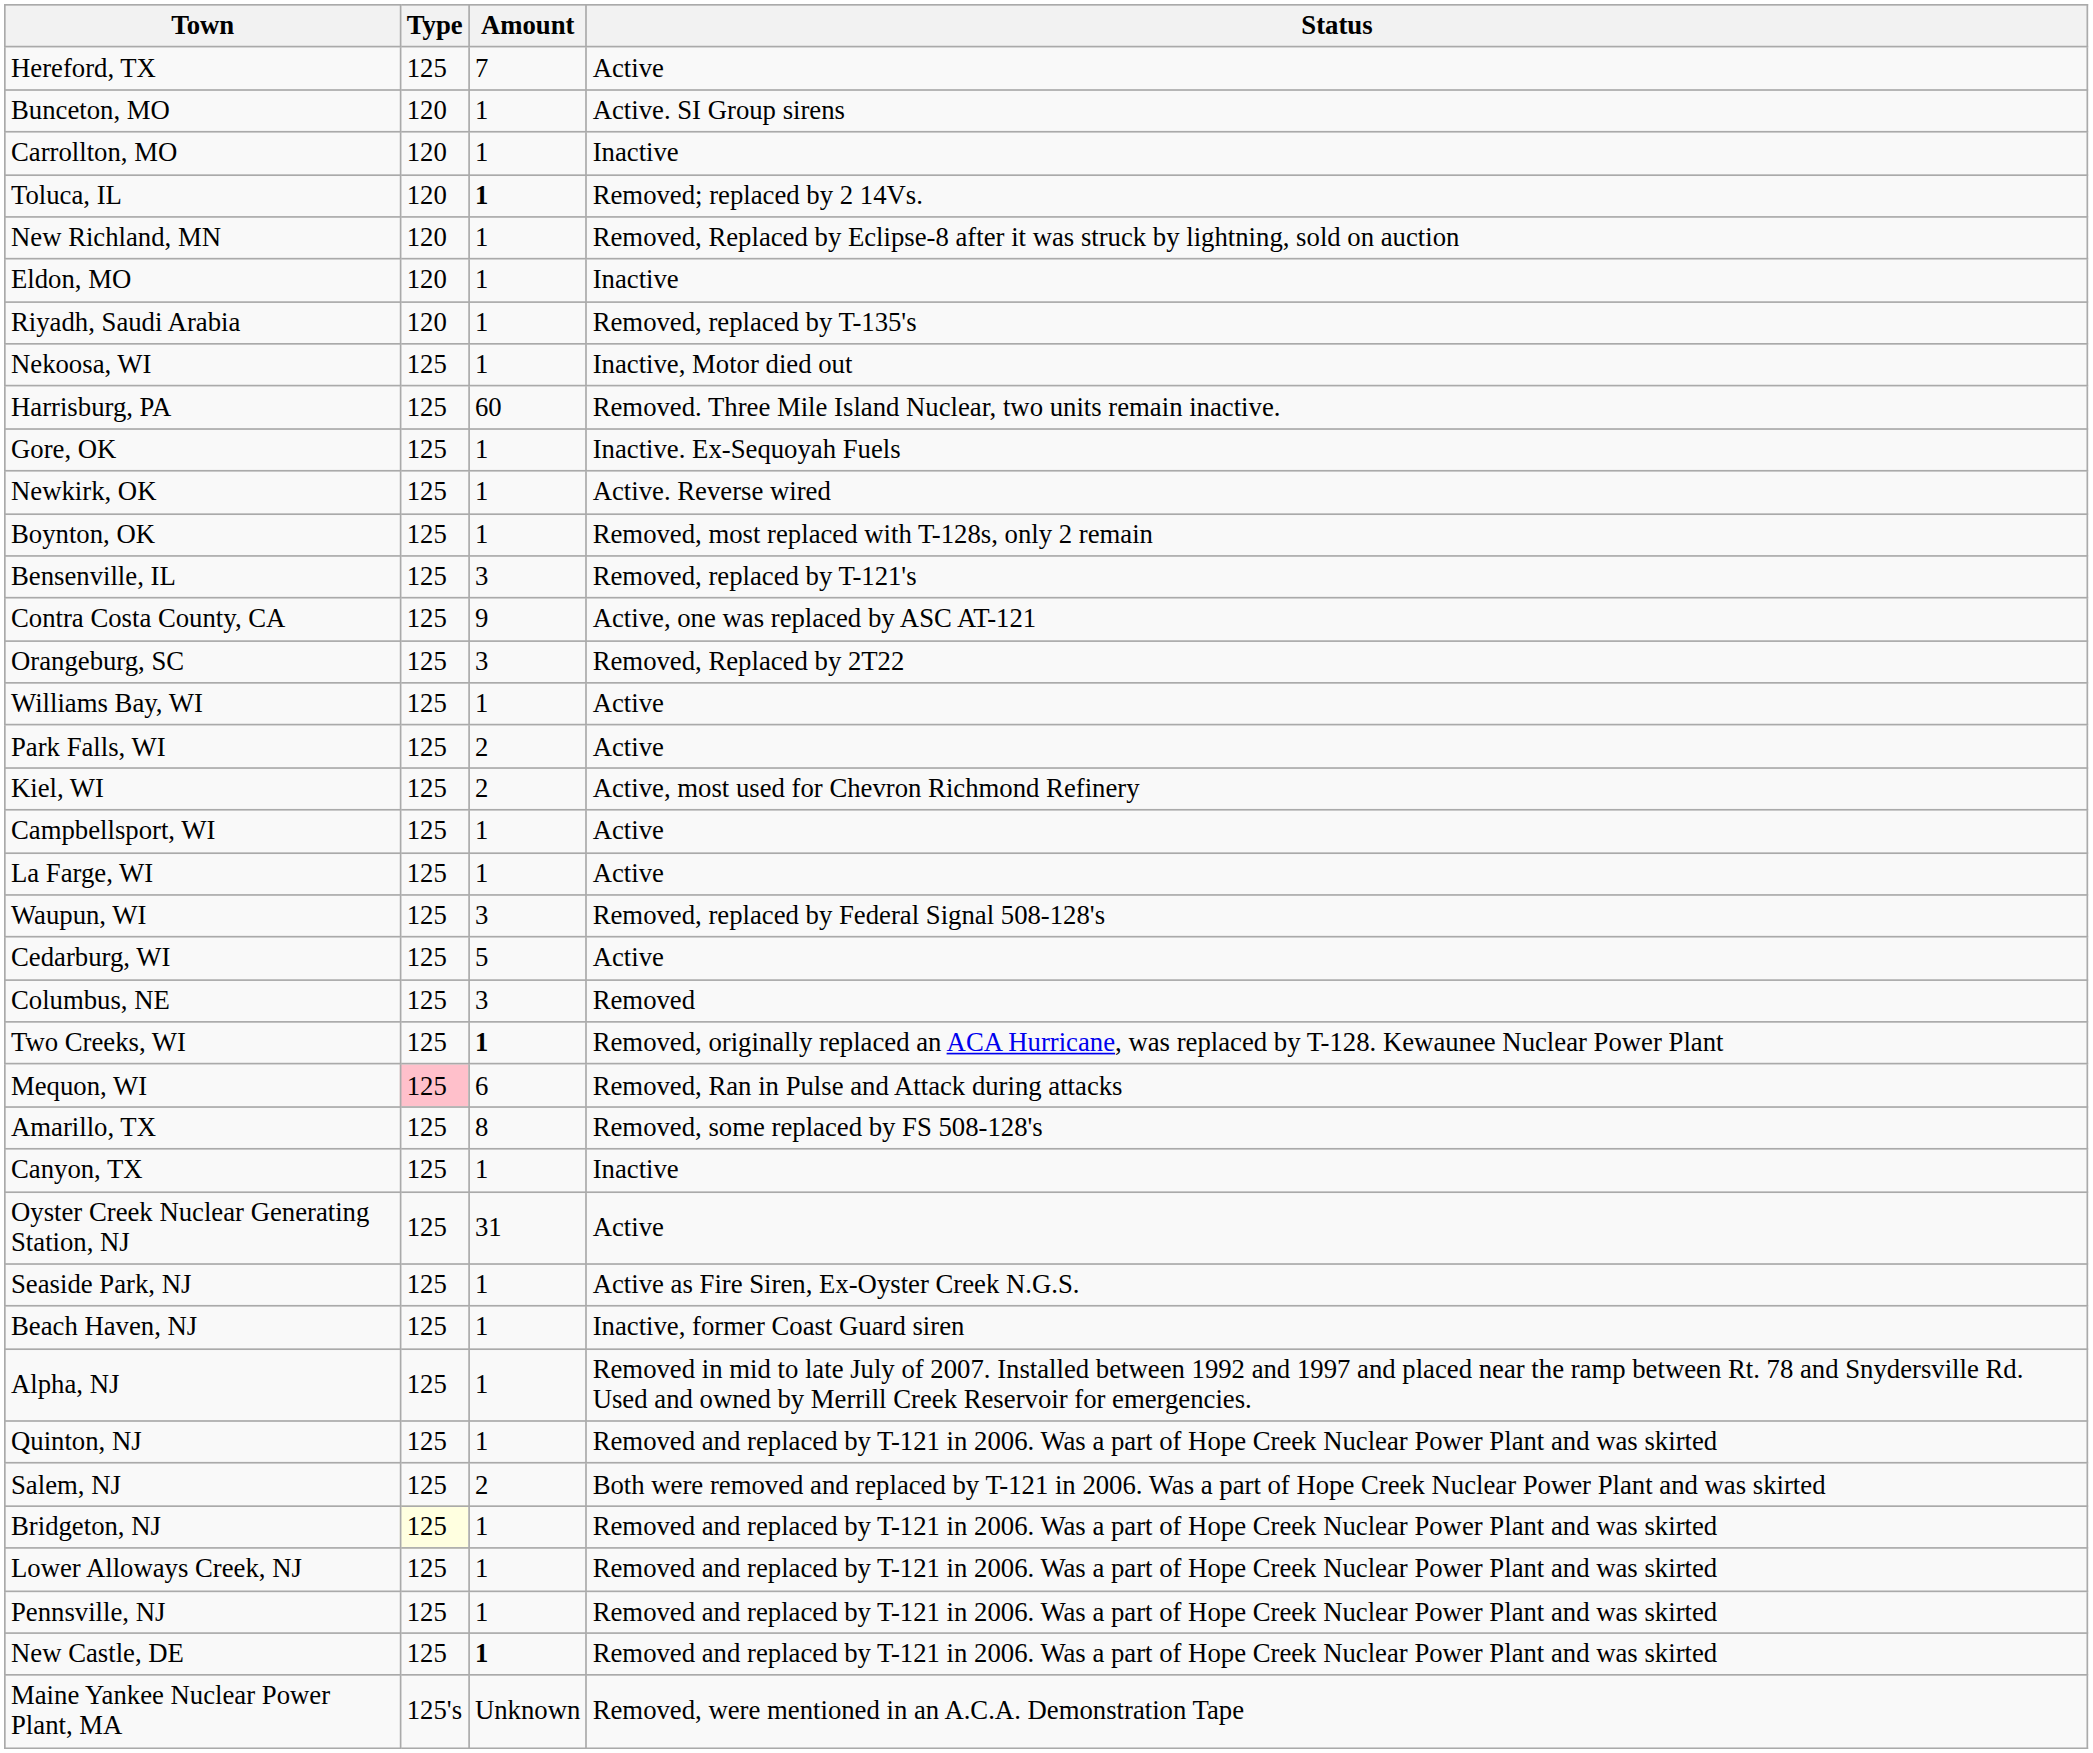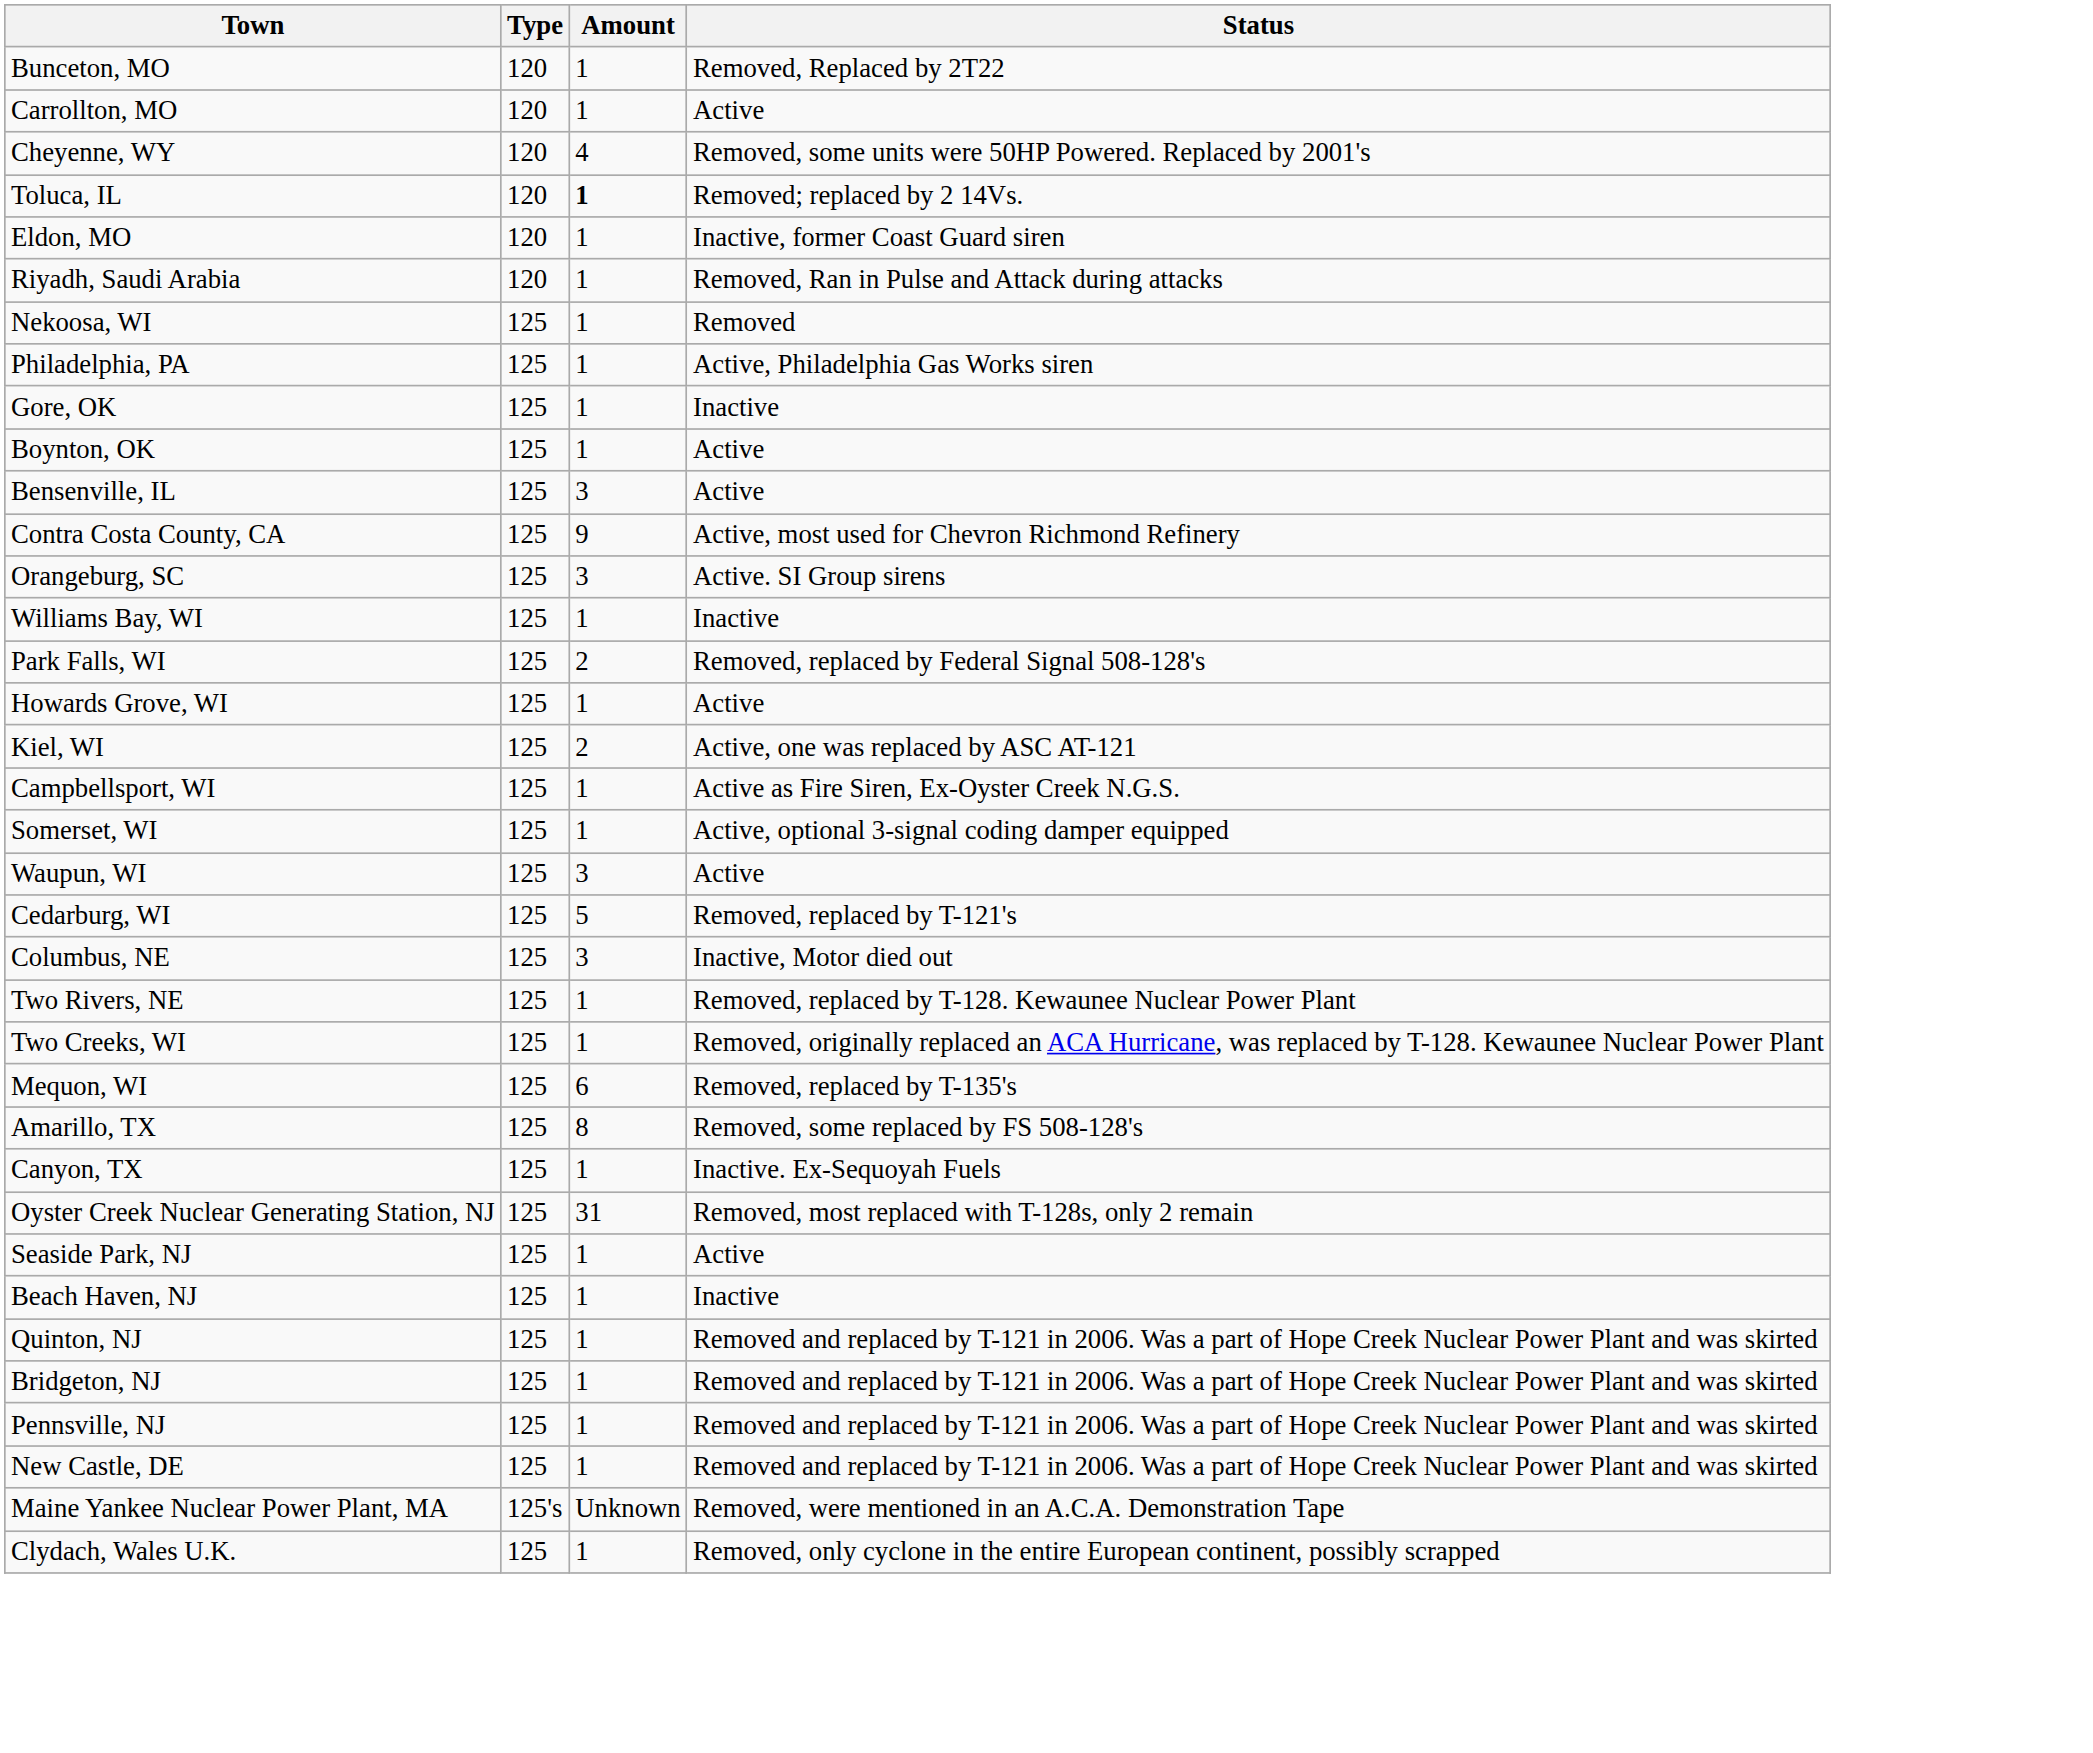- row: (83, 68)
(719, 110) Active. SI Group sirens -> (849, 68) Removed, Replaced by 2T22
(636, 152) Inactive -> (729, 110) Active
+ row: (93, 152)
- row: (116, 237)
(636, 279) Inactive -> (879, 237) Inactive, former Coast Guard siren
(755, 322) Removed, replaced by T-135's -> (958, 279) Removed, Ran in Pulse and Attack during attacks
(723, 364) Inactive, Motor died out -> (744, 322) Removed
+ row: (100, 364)
- row: (91, 407)
(747, 449) Inactive. Ex-Sequoyah Fuels -> (736, 407) Inactive
- row: (84, 491)
(873, 534) Removed, most replaced with T-128s, only 2 remain -> (729, 449) Active
(755, 576) Removed, replaced by T-121's -> (729, 491) Active
(814, 618) Active, one was replaced by ASC AT-121 -> (966, 534) Active, most used for Chevron Richmond Refinery
(749, 661) Removed, Replaced by 2T22 -> (819, 576) Active. SI Group sirens
(628, 703) Active -> (736, 618) Inactive
(628, 746) Active -> (949, 661) Removed, replaced by Federal Signal 508-128's
+ row: (119, 703)
(866, 788) Active, most used for Chevron Richmond Refinery -> (915, 746) Active, one was replaced by ASC AT-121
(628, 830) Active -> (936, 788) Active as Fire Siren, Ex-Oyster Creek N.G.S.
- row: (82, 873)
+ row: (84, 830)
(849, 915) Removed, replaced by Federal Signal 508-128's -> (729, 873) Active
(628, 957) Active -> (855, 915) Removed, replaced by T-121's
(644, 1000) Removed -> (823, 957) Inactive, Motor died out
+ row: (97, 1000)
(482, 1042) bold -> (582, 1042) normal
(427, 1085) pink background -> (527, 1085) no background
(858, 1085) Removed, Ran in Pulse and Attack during attacks -> (855, 1085) Removed, replaced by T-135's
(636, 1169) Inactive -> (847, 1169) Inactive. Ex-Sequoyah Fuels
(628, 1227) Active -> (973, 1212) Removed, most replaced with T-128s, only 2 remain
(836, 1284) Active as Fire Siren, Ex-Oyster Creek N.G.S. -> (729, 1254) Active
(779, 1327) Inactive, former Coast Guard siren -> (736, 1296) Inactive
- row: (65, 1384)
- row: (66, 1484)
(427, 1526) lightyellow background -> (527, 1381) no background
- row: (156, 1568)
(482, 1653) bold -> (582, 1466) normal
+ row: (124, 1551)
